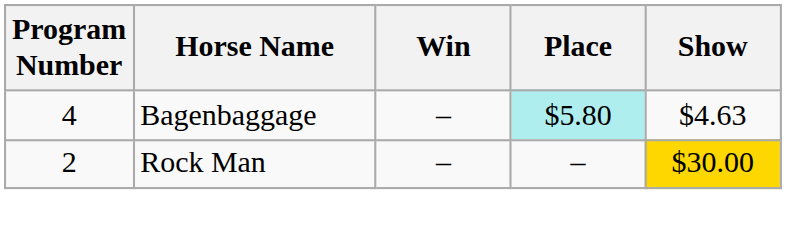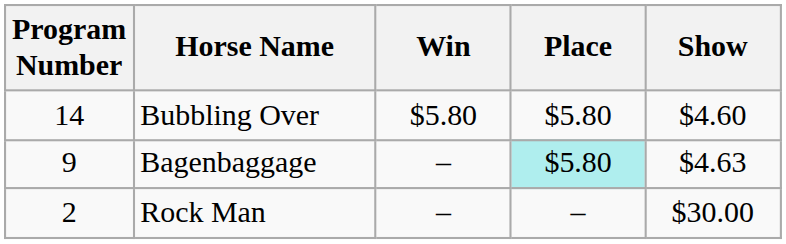+ row: (230, 114)
(69, 114) 4 -> (69, 163) 9
(713, 163) gold background -> (713, 213) no background
